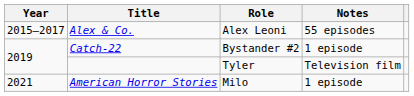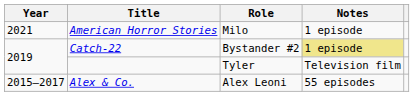rows swapped: (102, 30) <-> (144, 83)
(333, 48) no background -> (333, 48) khaki background
